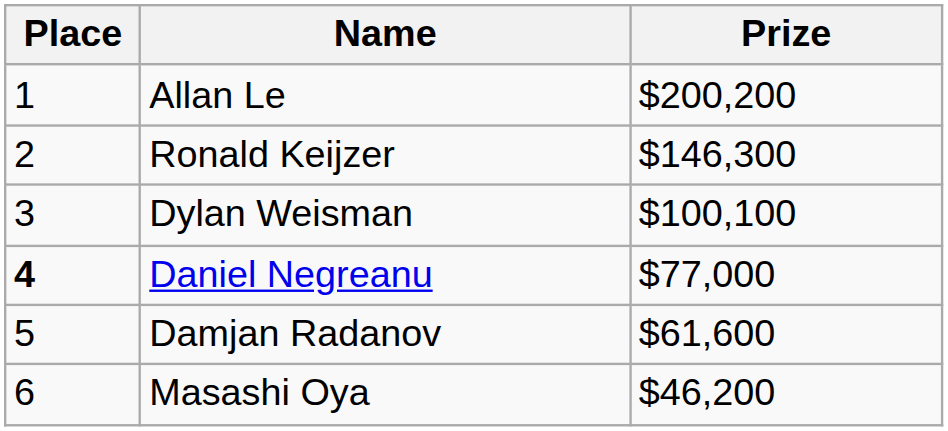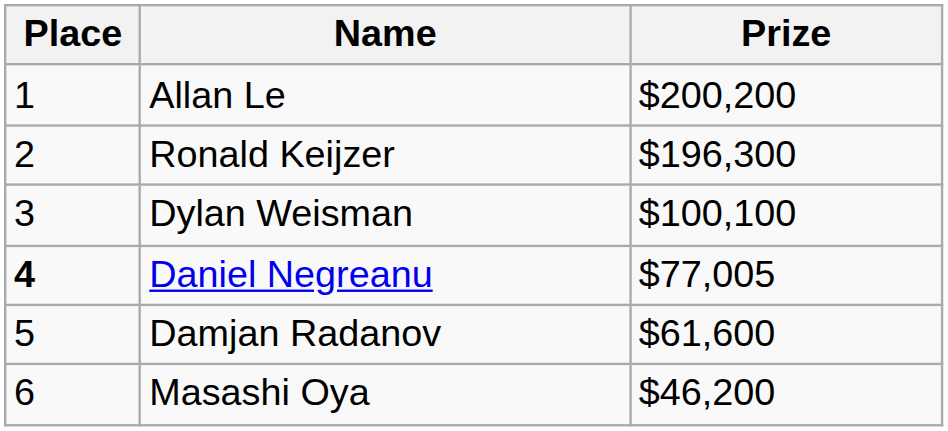(717, 154) $146,300 -> (717, 154) $196,300
(707, 273) $77,000 -> (707, 273) $77,005
